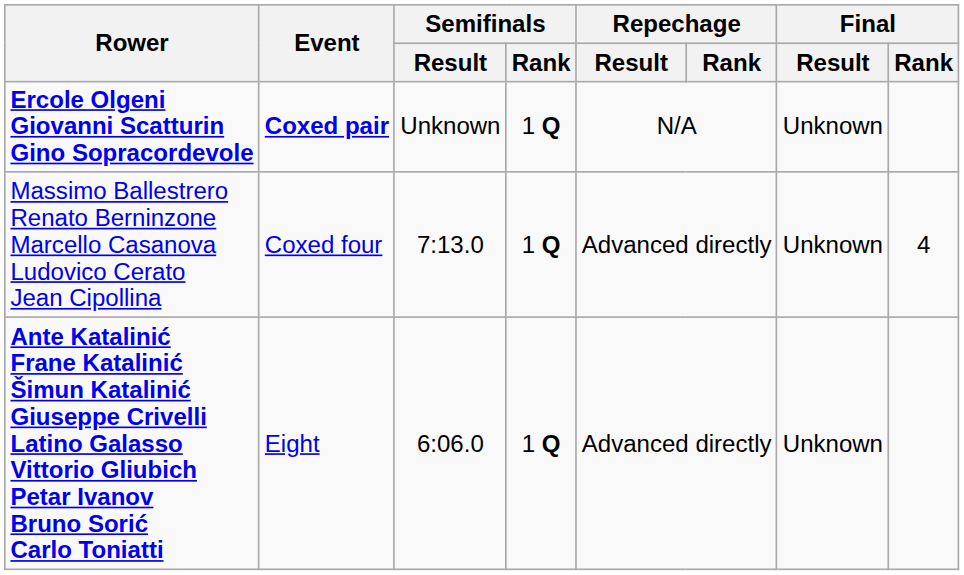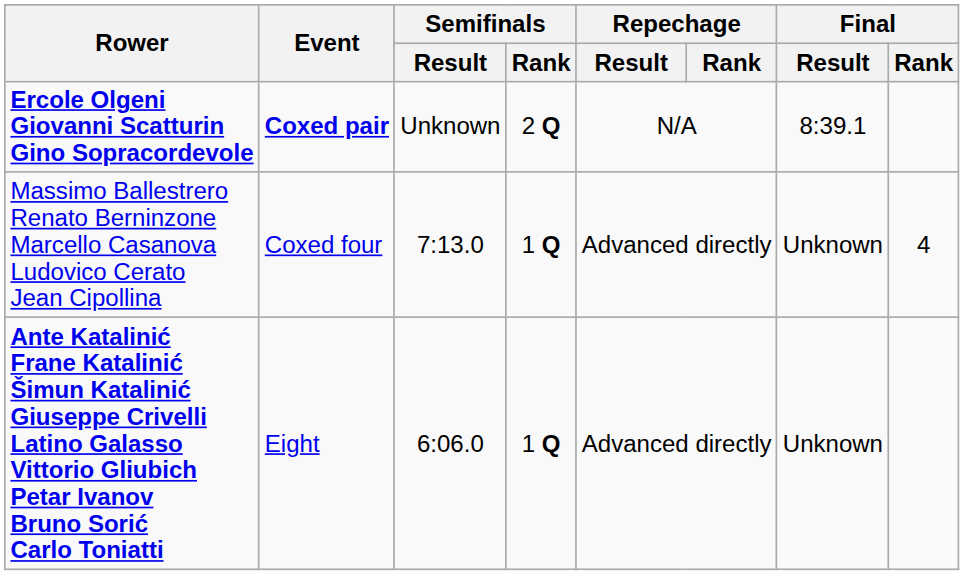(541, 127) 1 Q -> (541, 127) 2 Q
(833, 127) Unknown -> (833, 127) 8:39.1
